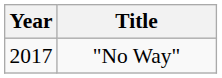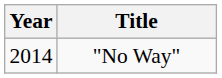(31, 55) 2017 -> (31, 55) 2014
